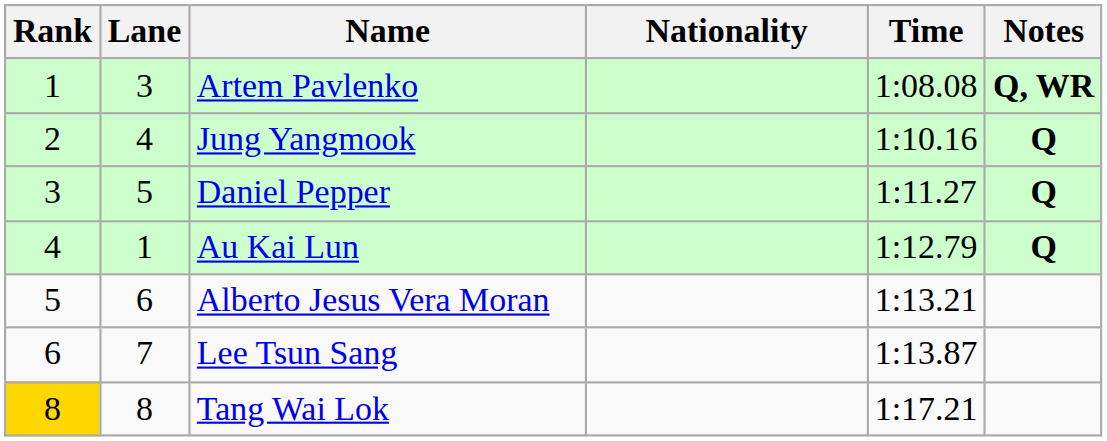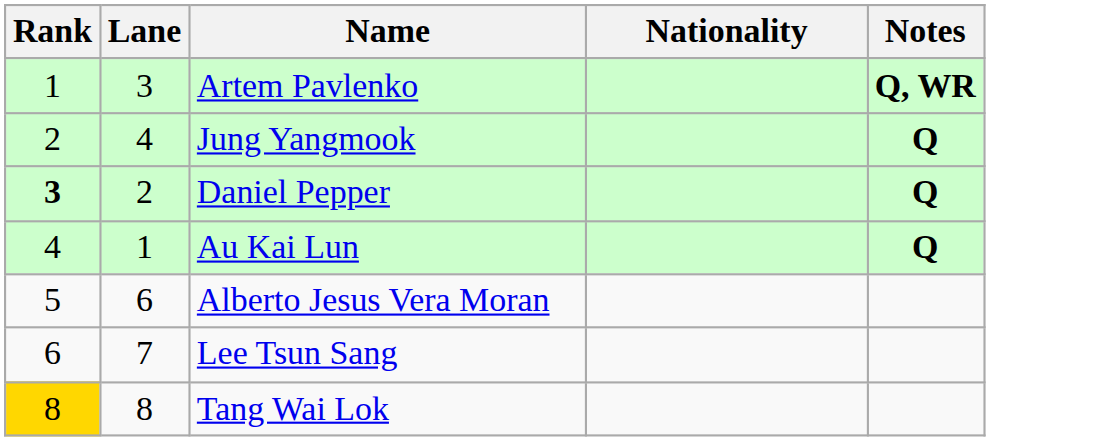- column: (926, 31)
(52, 192) normal -> (52, 192) bold
(144, 192) 5 -> (144, 192) 2
